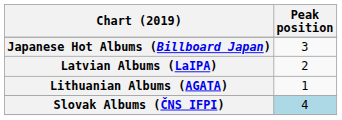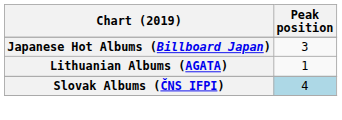- row: (139, 66)
